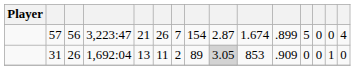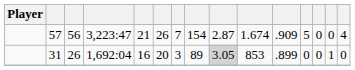(286, 34) .899 -> (286, 34) .909
(144, 55) 13 -> (144, 55) 16
(162, 55) 11 -> (162, 55) 20
(178, 55) 2 -> (178, 55) 3
(286, 55) .909 -> (286, 55) .899
